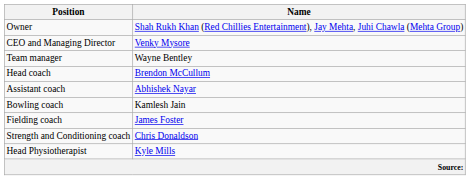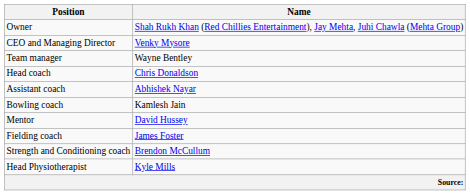(172, 73) Brendon McCullum -> (166, 73) Chris Donaldson
+ row: (20, 120)
(166, 135) Chris Donaldson -> (172, 151) Brendon McCullum
